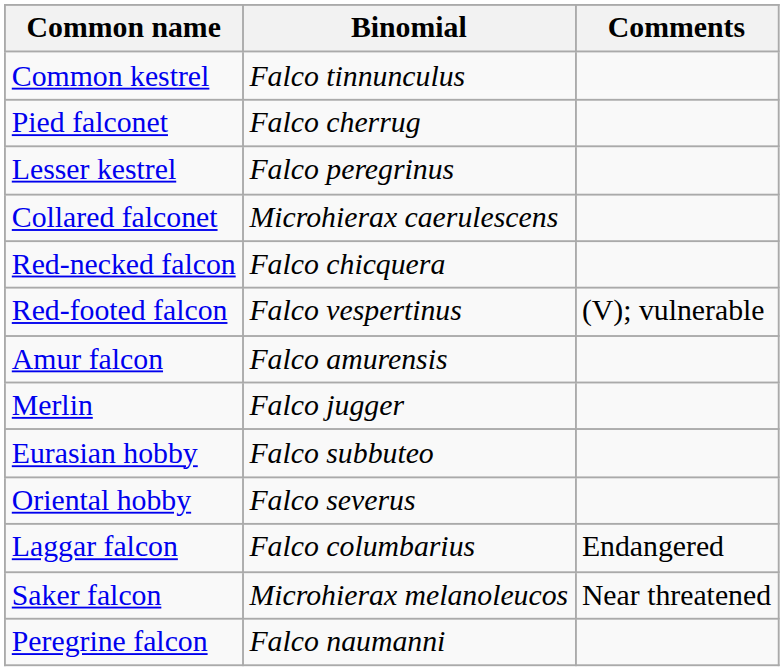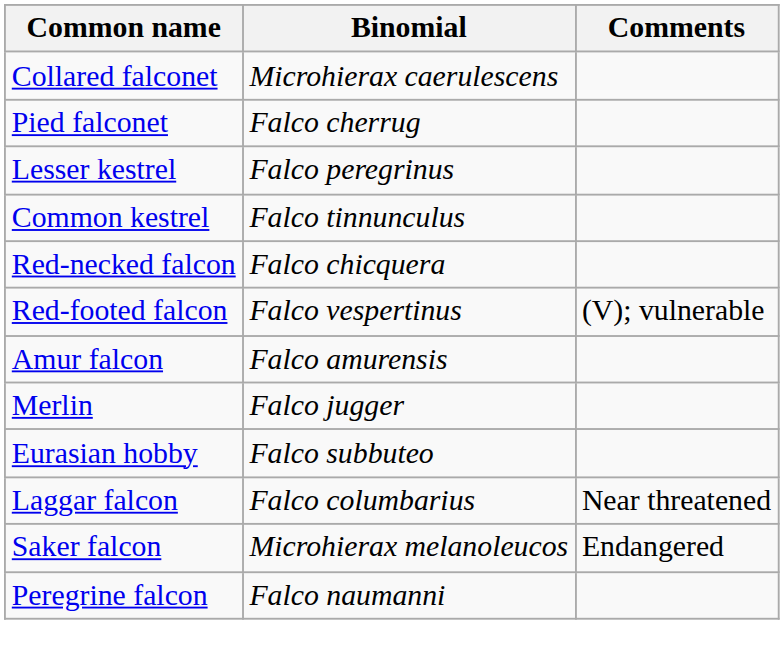rows swapped: (115, 216) <-> (111, 75)
- row: (101, 500)
(653, 547) Endangered -> (676, 500) Near threatened
(676, 594) Near threatened -> (653, 547) Endangered
